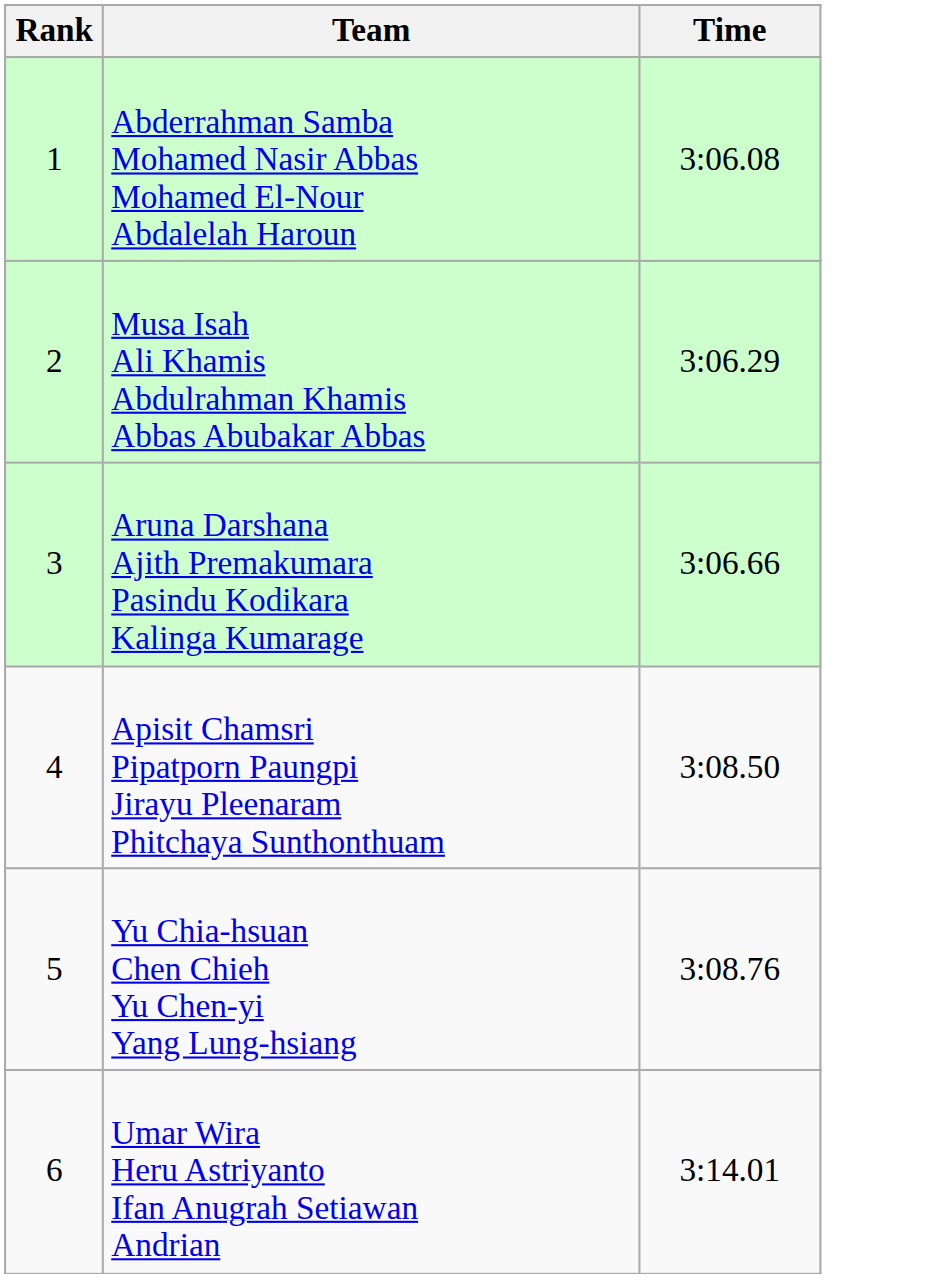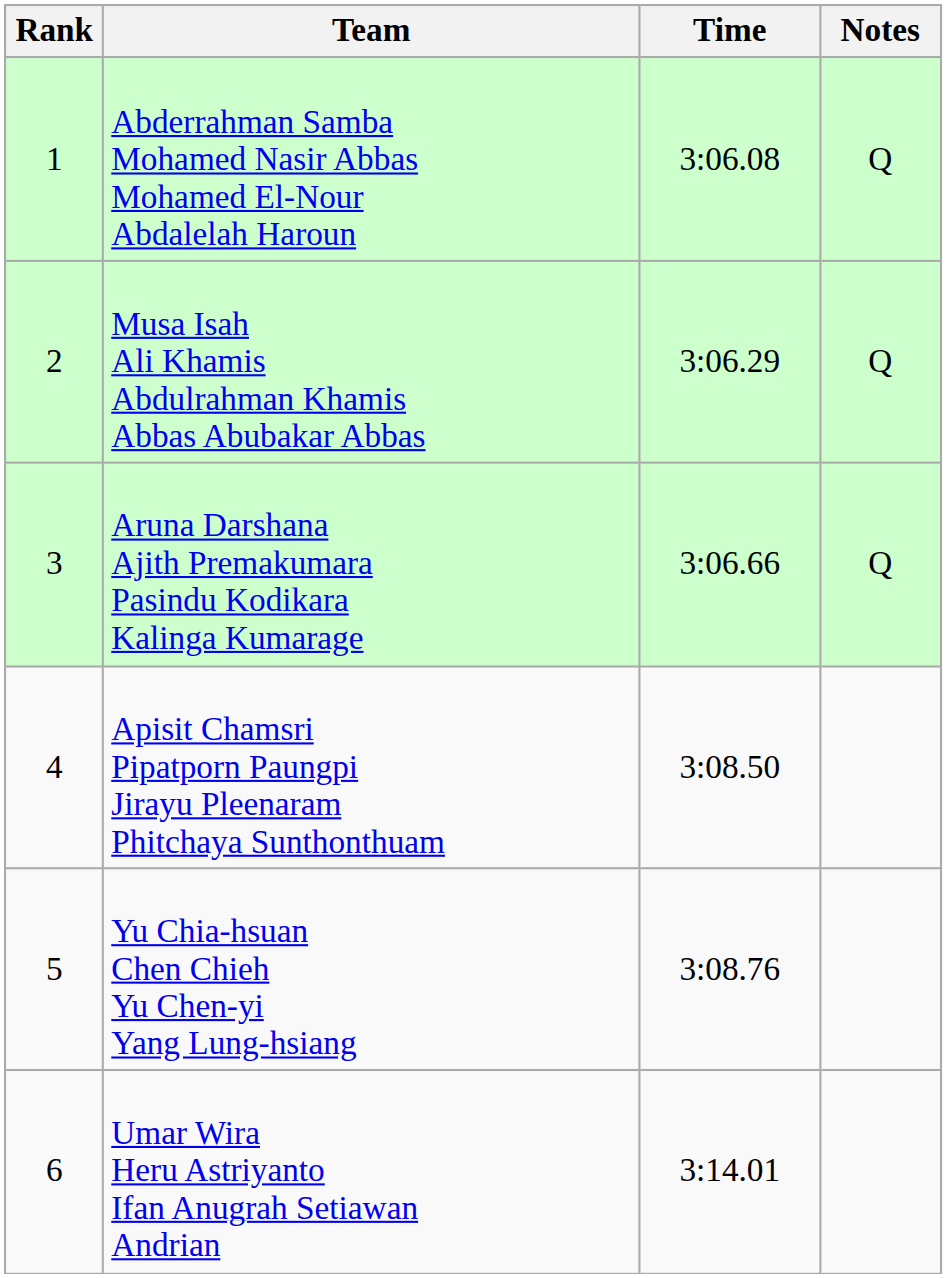+ column: (880, 30)
